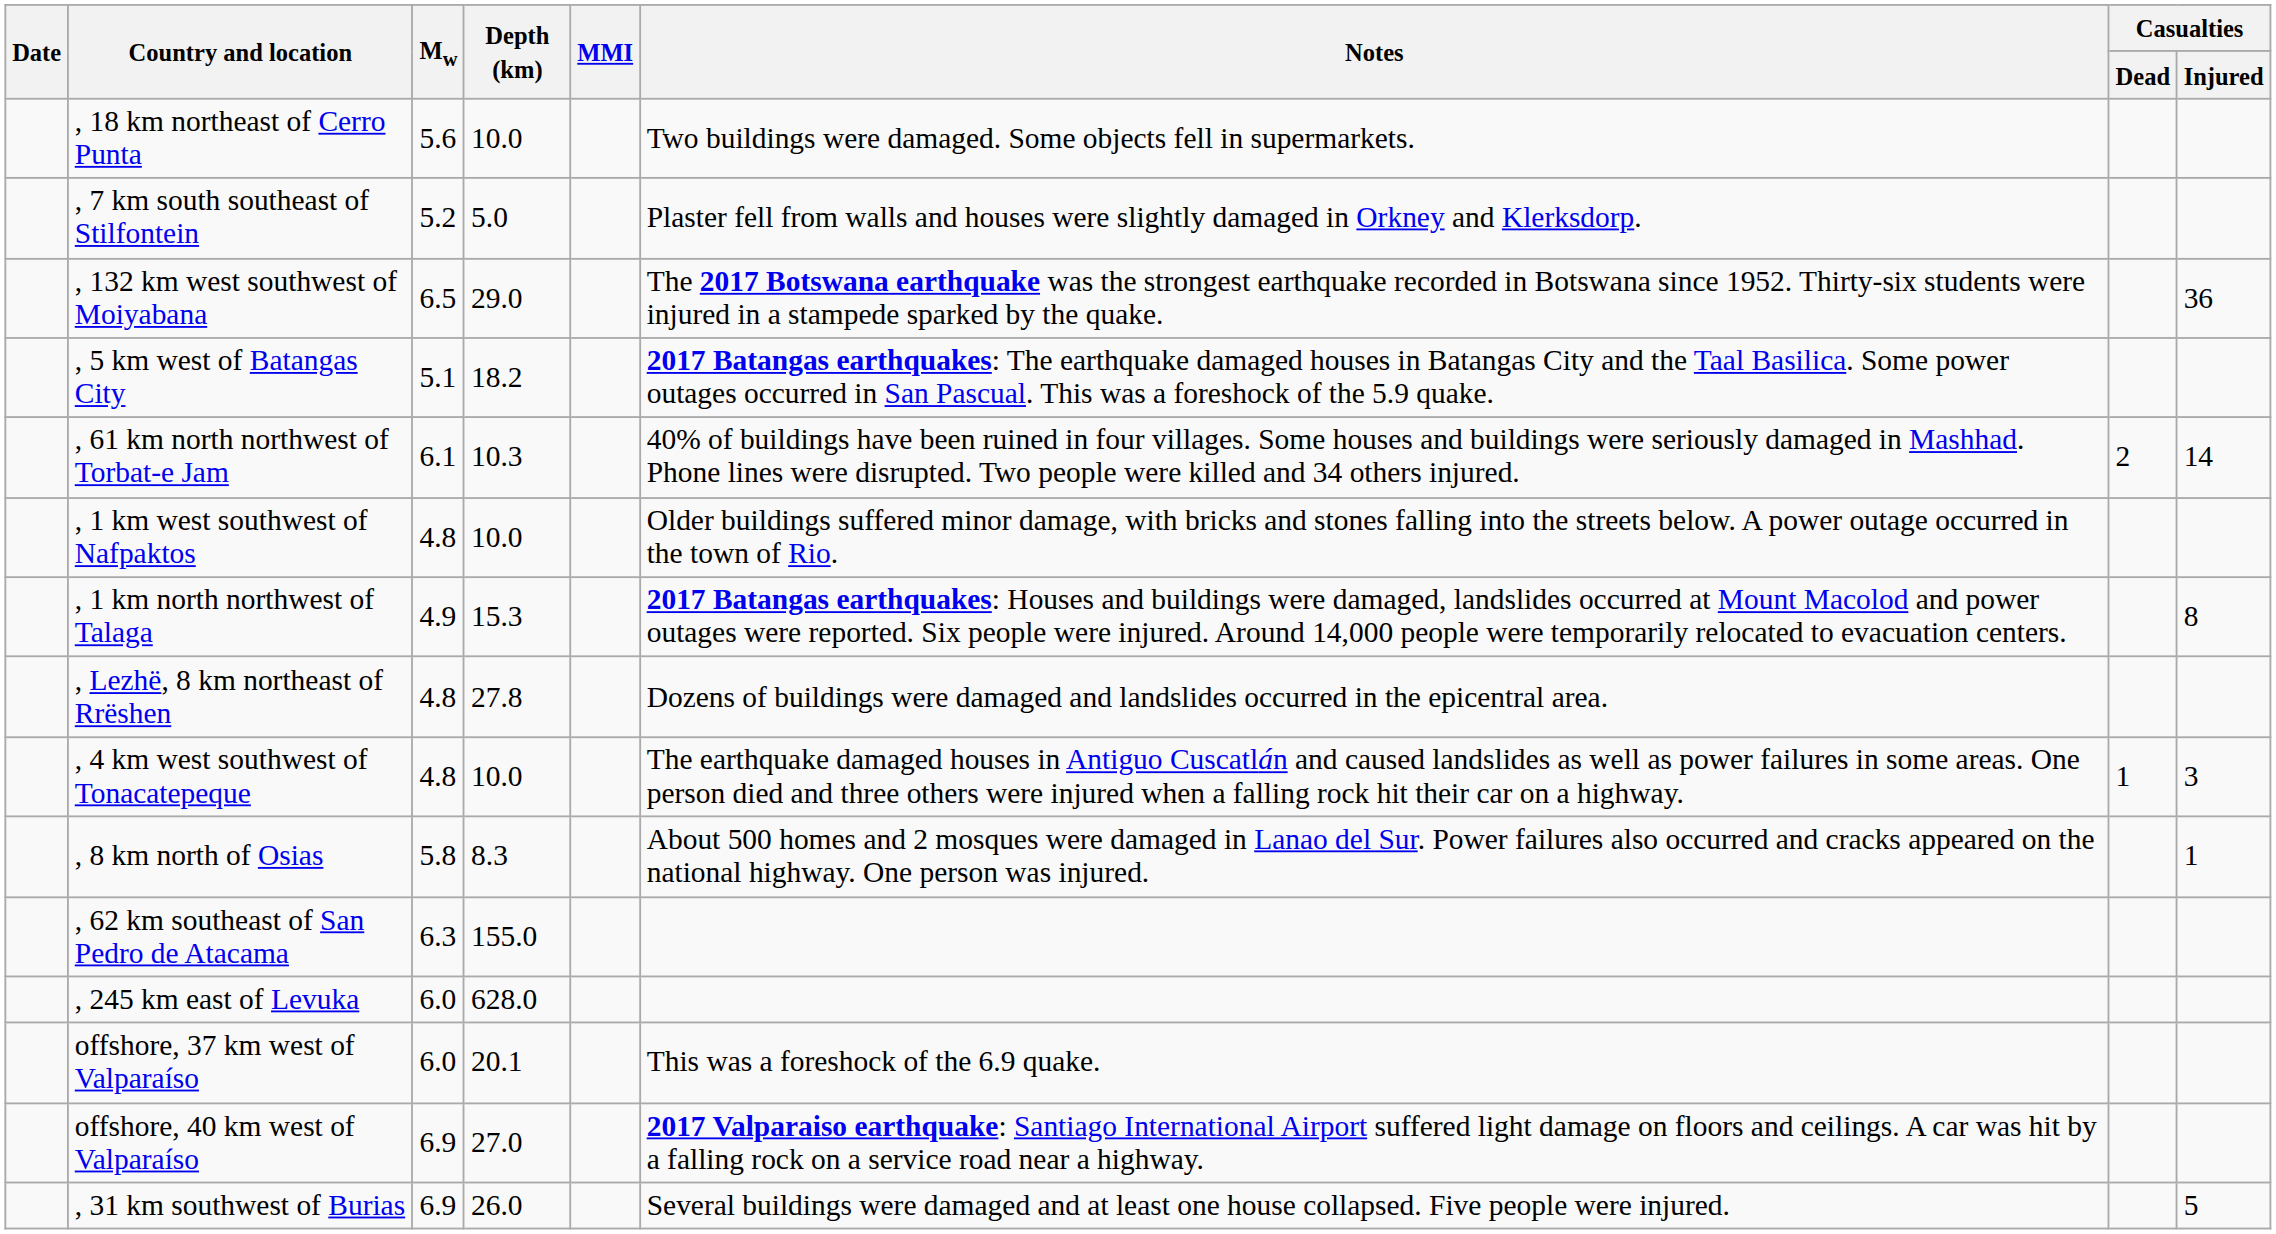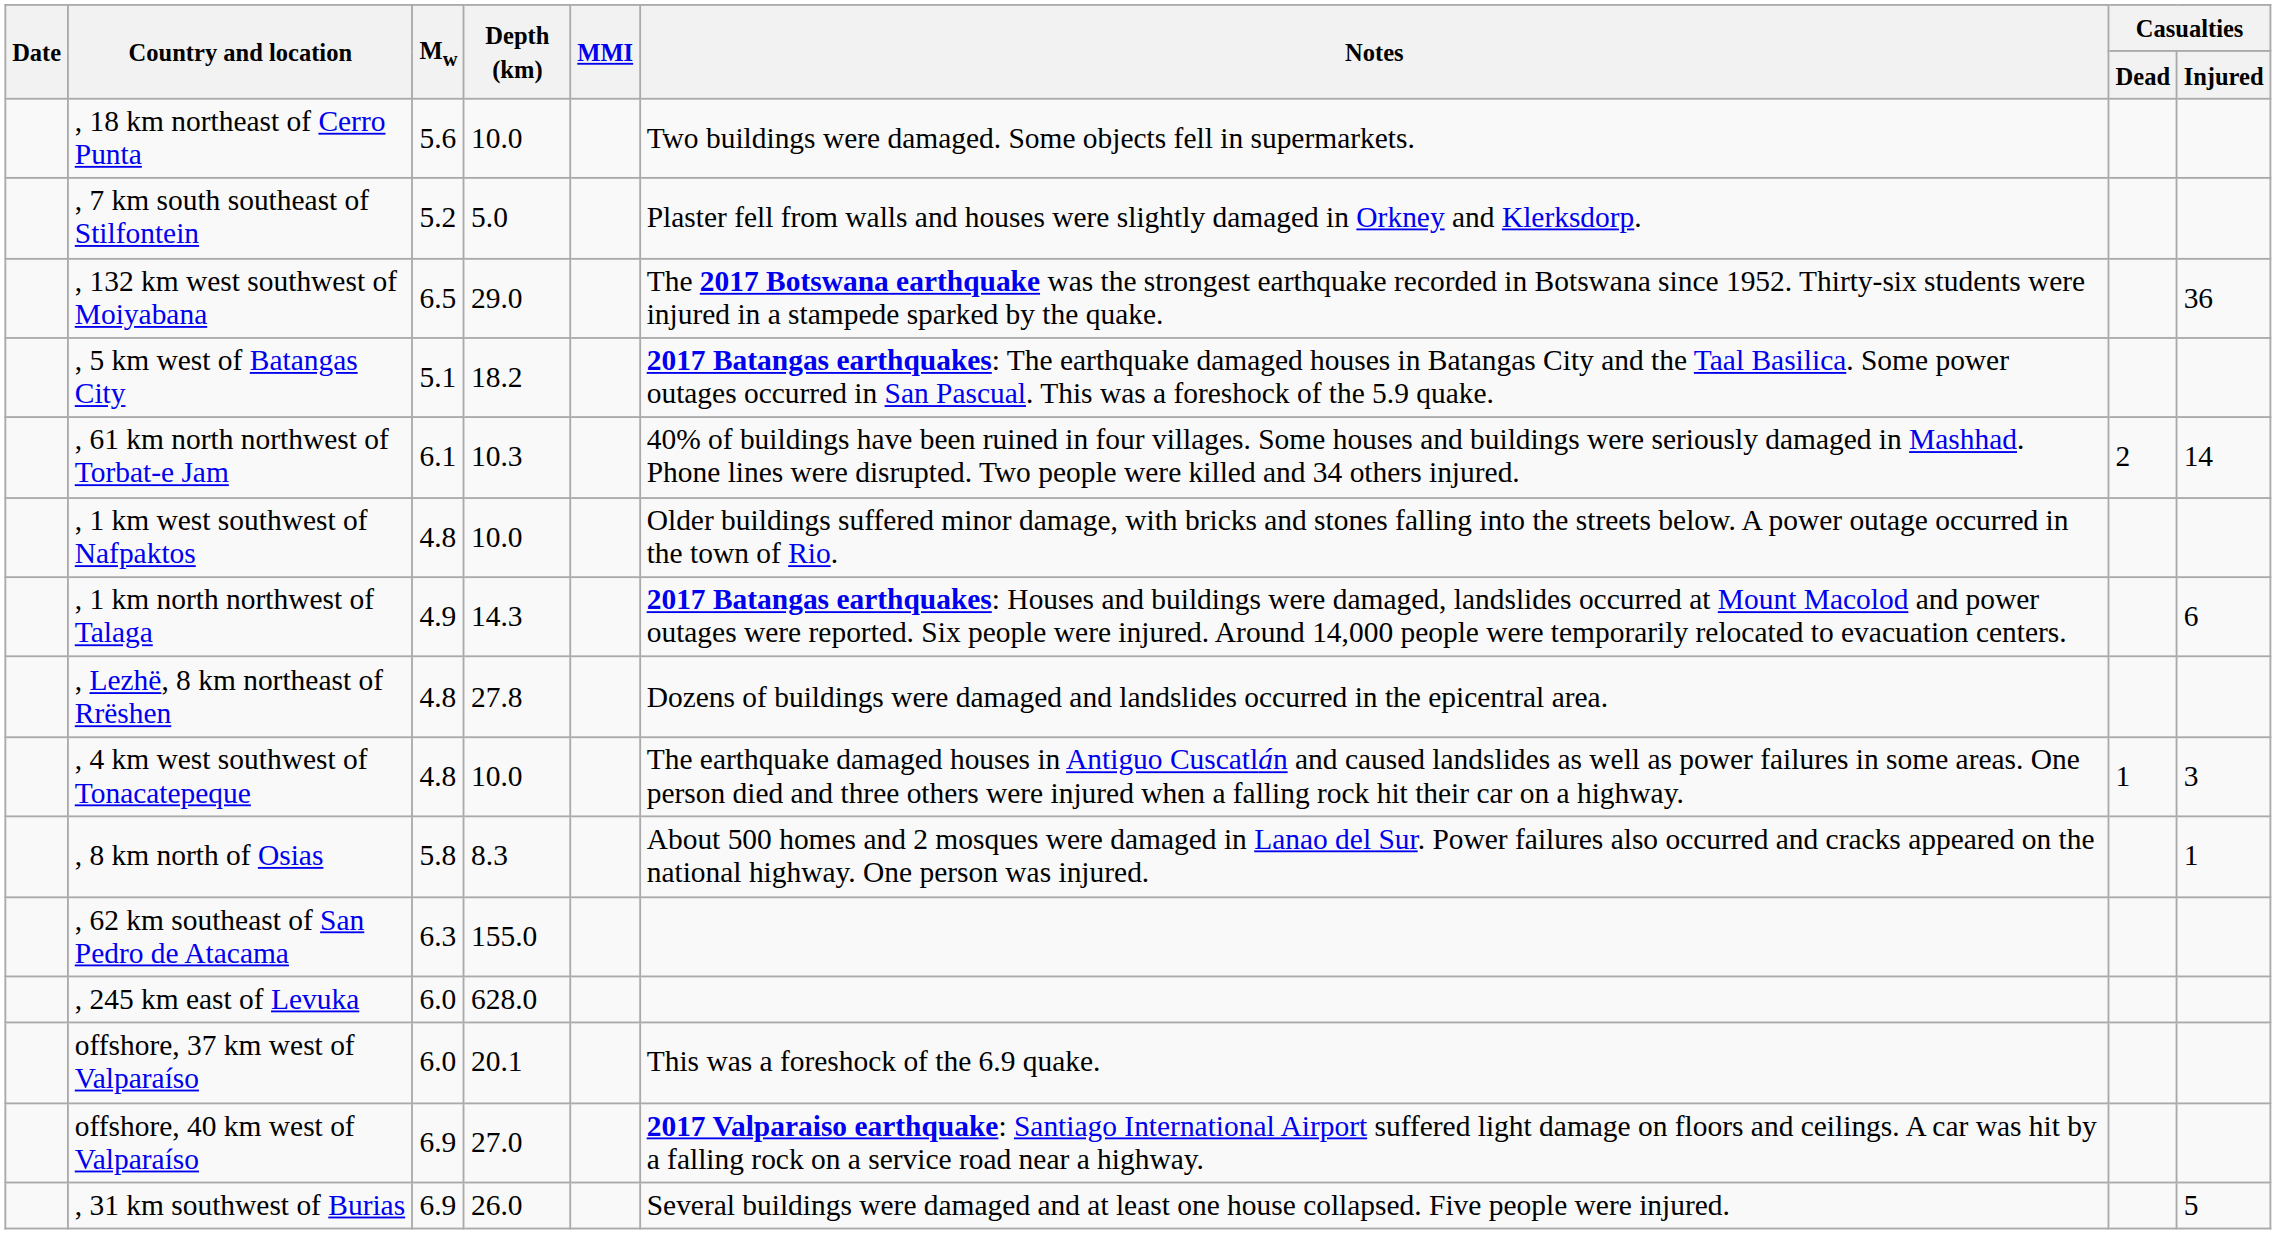(497, 616) 15.3 -> (497, 616) 14.3
(2191, 616) 8 -> (2191, 616) 6
